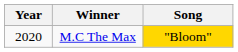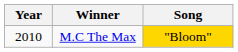(29, 36) 2020 -> (29, 36) 2010
